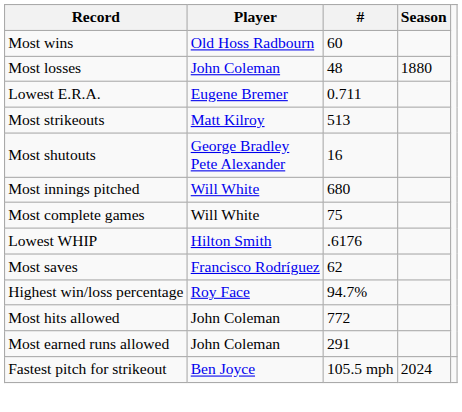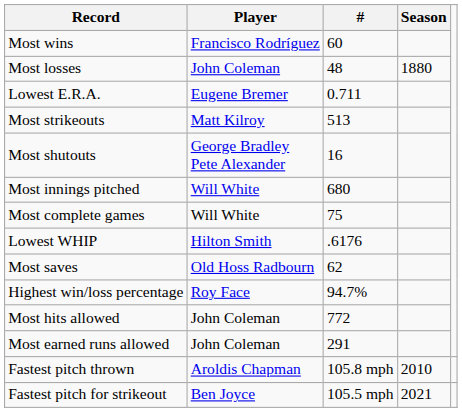(252, 43) Old Hoss Radbourn -> (255, 43) Francisco Rodríguez
(255, 266) Francisco Rodríguez -> (252, 266) Old Hoss Radbourn
+ row: (71, 369)
(416, 369) 2024 -> (416, 395) 2021
